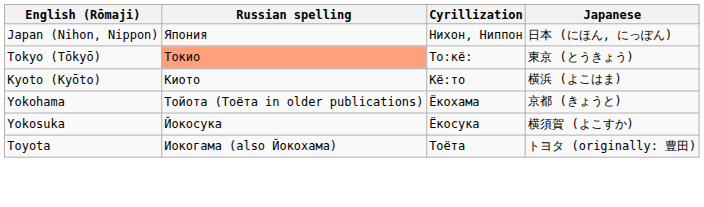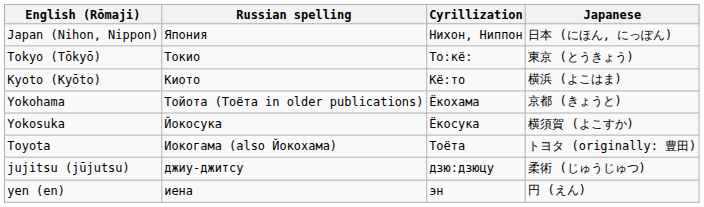(182, 57) lightsalmon background -> (182, 57) no background
+ row: (69, 169)
+ row: (36, 191)
